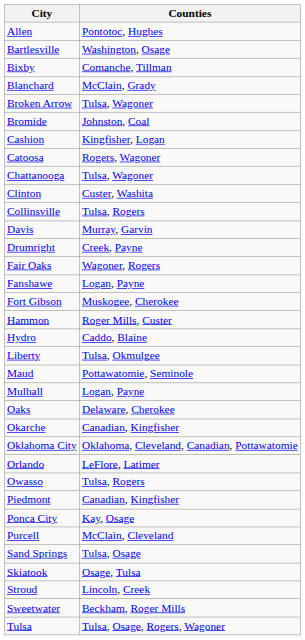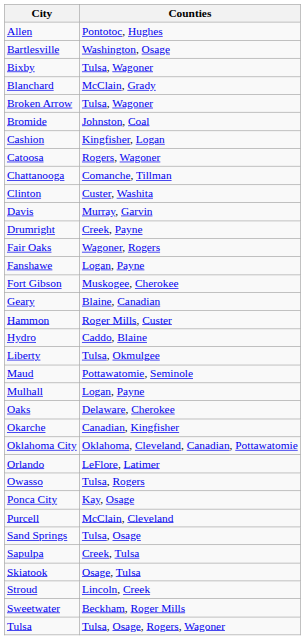(127, 67) Comanche, Tillman -> (117, 67) Tulsa, Wagoner
(117, 175) Tulsa, Wagoner -> (127, 175) Comanche, Tillman
- row: (33, 211)
+ row: (21, 301)
- row: (29, 499)
+ row: (25, 553)
